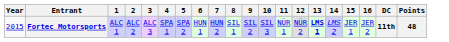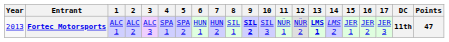+ column: (384, 10)
(15, 27) 2015 -> (15, 27) 2013
(250, 27) normal -> (250, 27) bold
(412, 27) 48 -> (429, 27) 47
